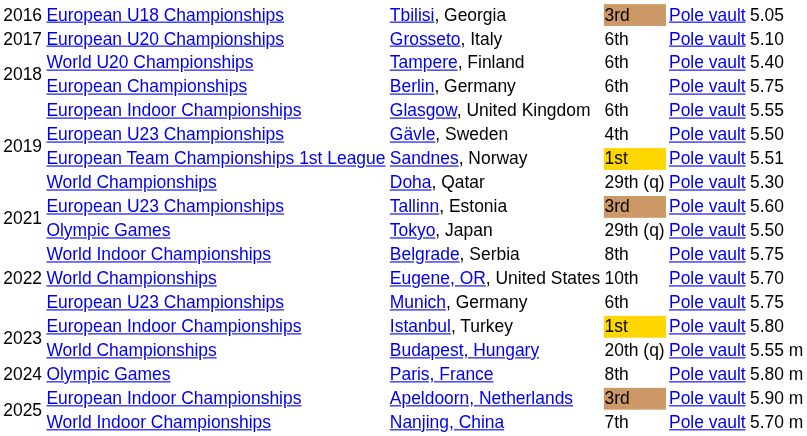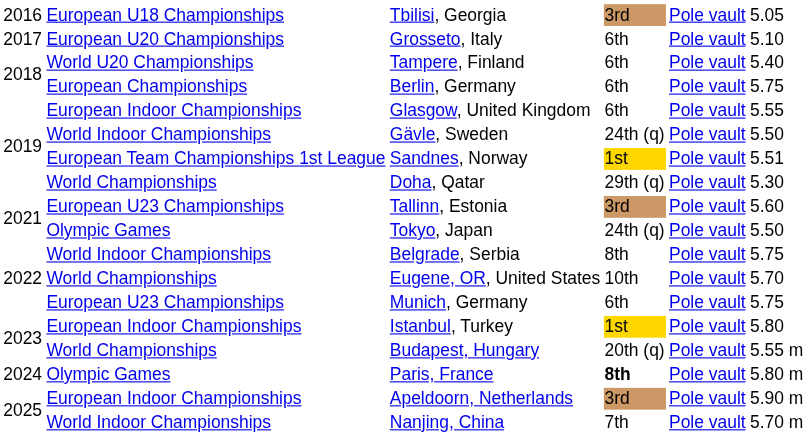(165, 134) European U23 Championships -> (159, 134) World Indoor Championships
(617, 134) 4th -> (635, 134) 24th (q)
(635, 230) 29th (q) -> (635, 230) 24th (q)
(617, 374) normal -> (618, 374) bold
